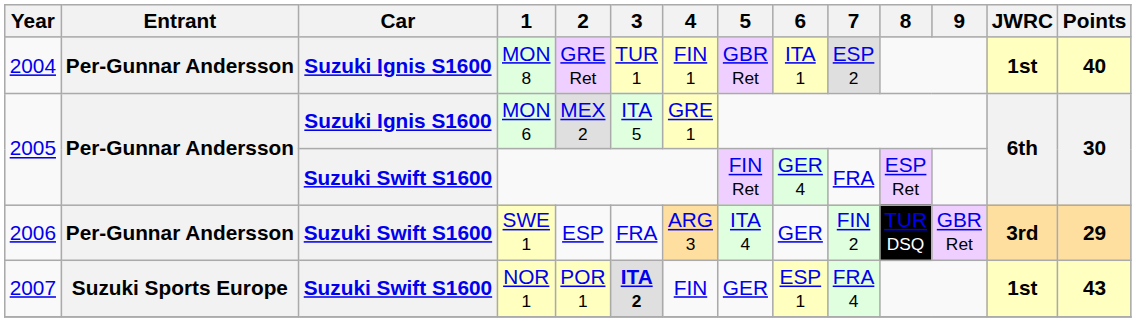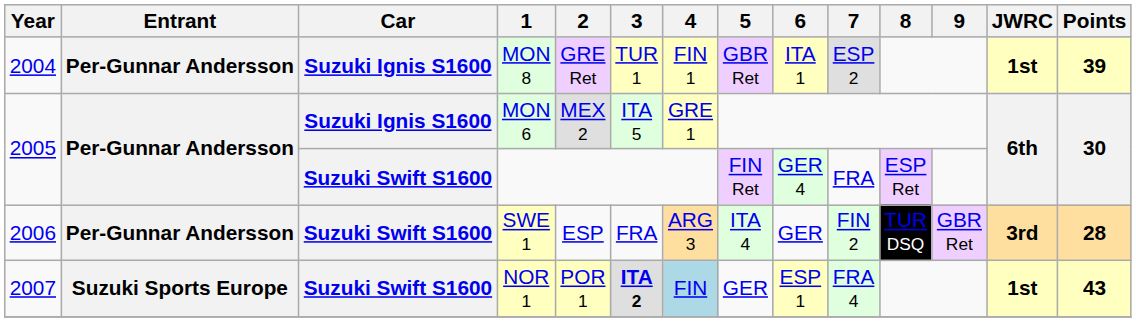(1095, 65) 40 -> (1095, 65) 39
(1095, 232) 29 -> (1095, 232) 28
(690, 288) no background -> (690, 288) lightblue background
